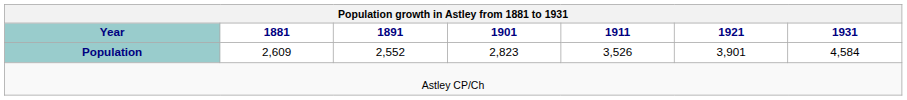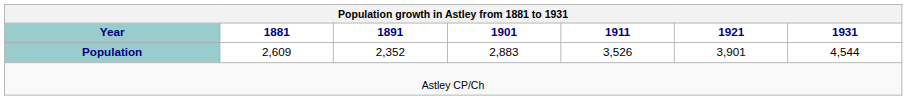(390, 52) 2,552 -> (390, 52) 2,352
(504, 52) 2,823 -> (504, 52) 2,883
(845, 52) 4,584 -> (845, 52) 4,544
